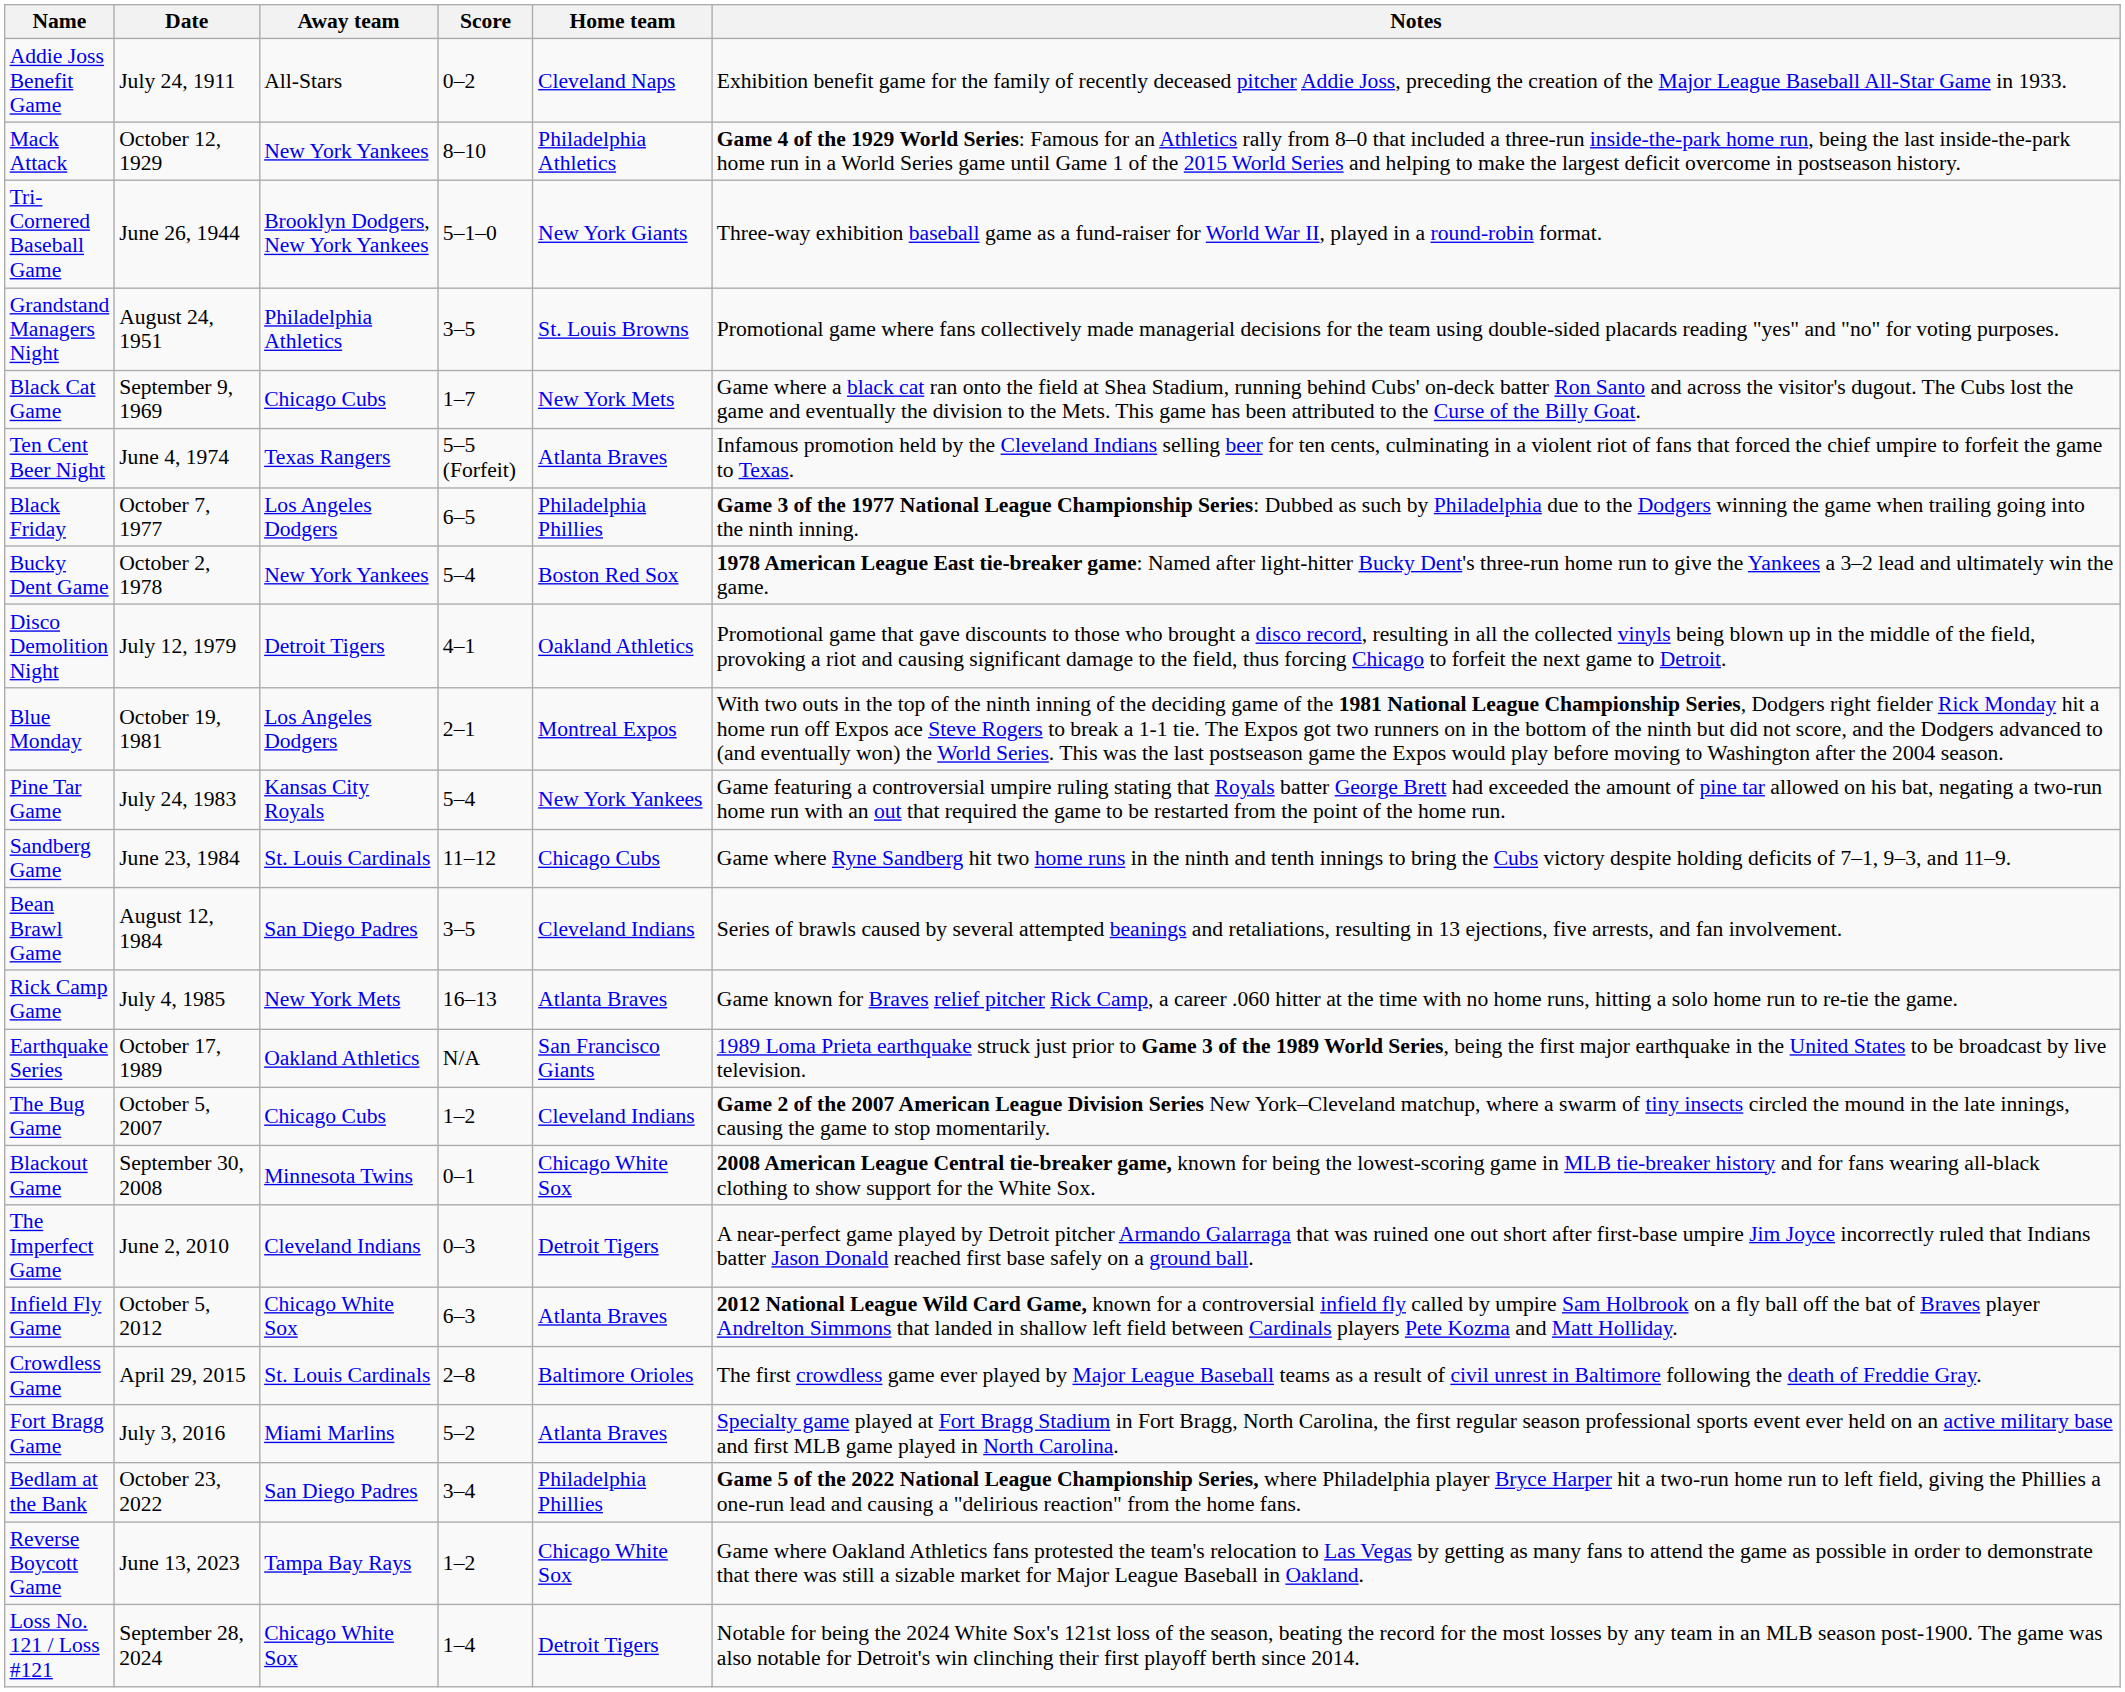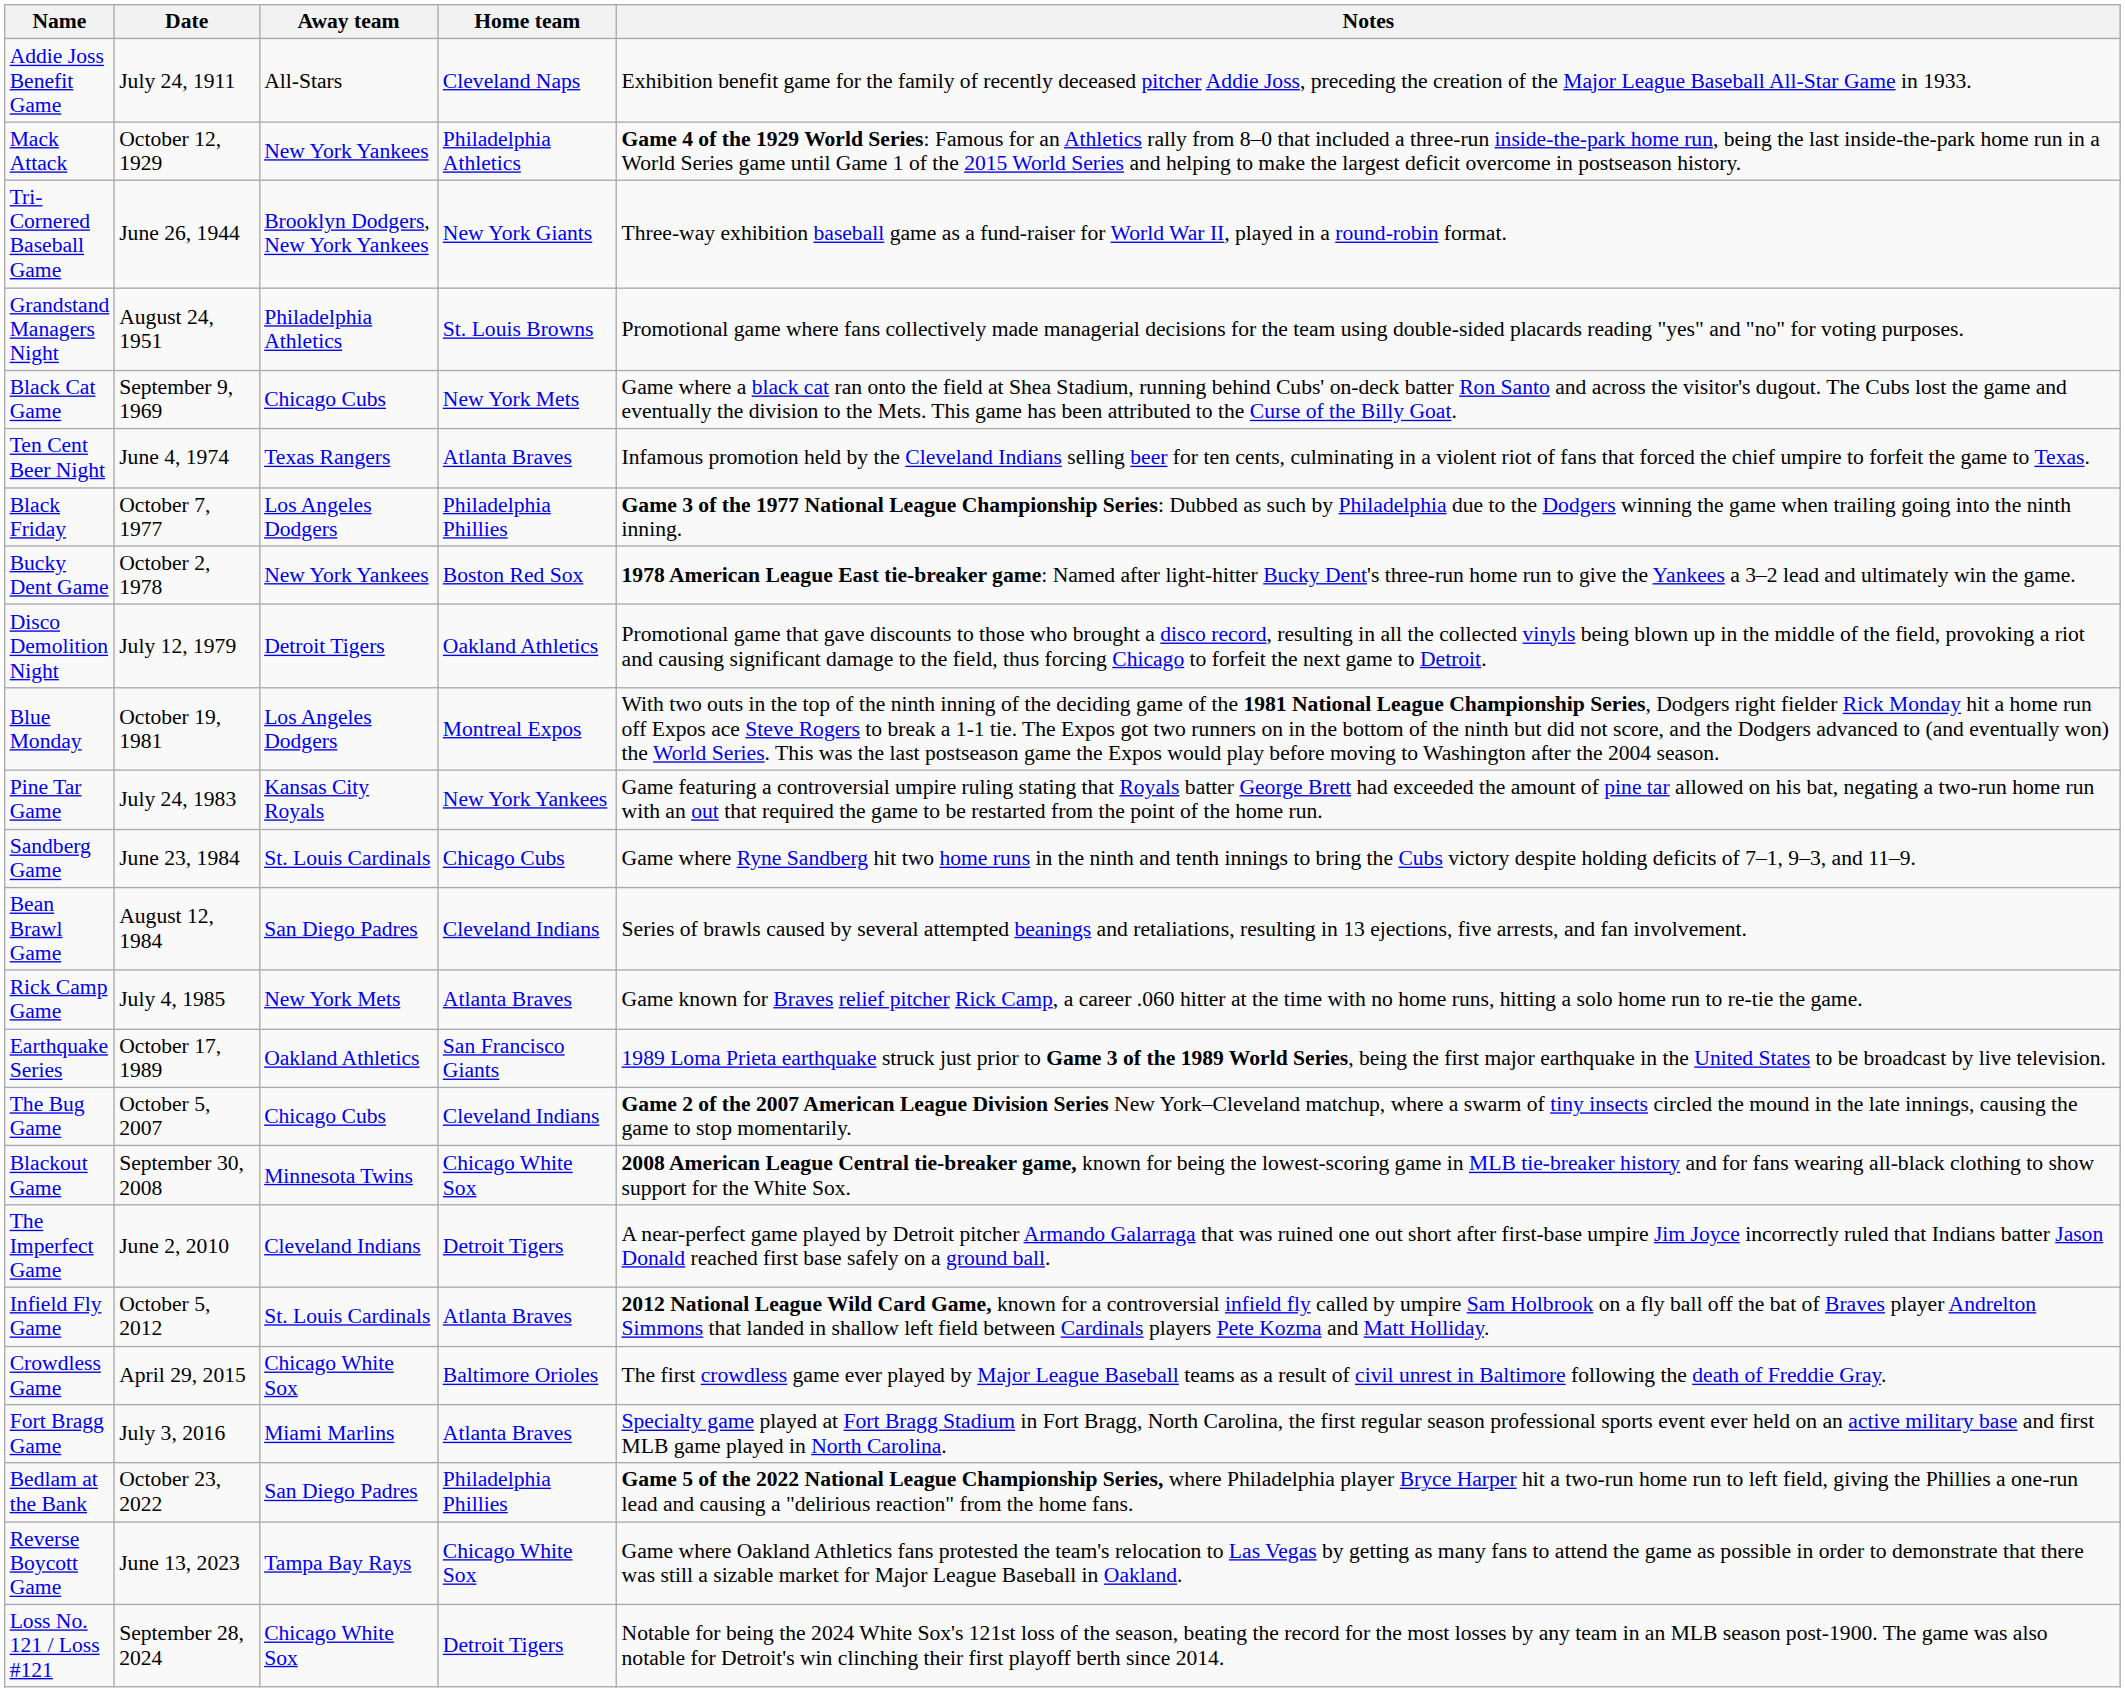- column: (485, 21)
(329, 1316) Chicago White Sox -> (347, 1316) St. Louis Cardinals
(347, 1375) St. Louis Cardinals -> (329, 1375) Chicago White Sox
